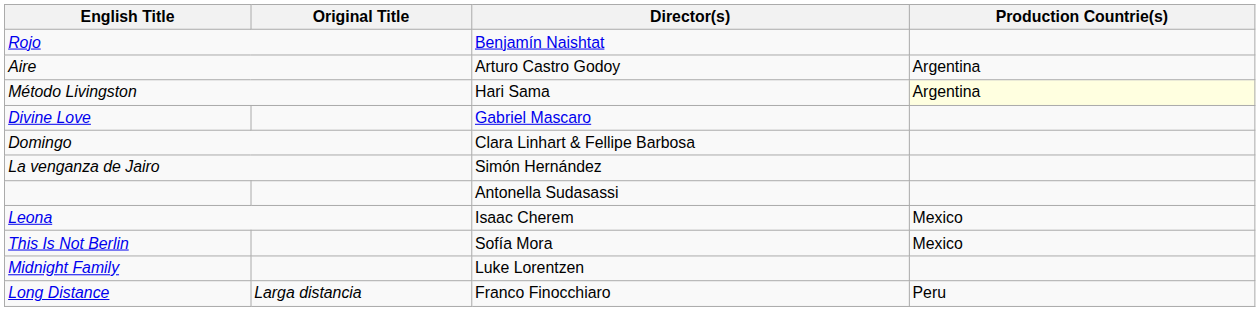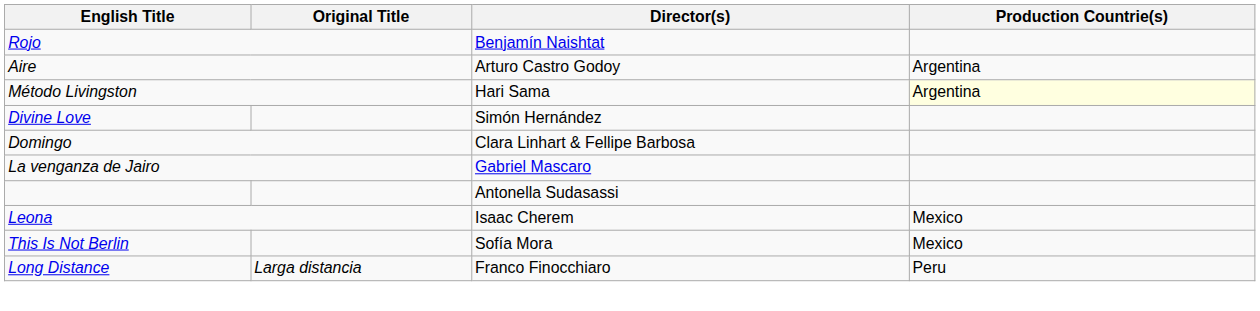(533, 117) Gabriel Mascaro -> (538, 117) Simón Hernández
(538, 167) Simón Hernández -> (533, 167) Gabriel Mascaro
- row: (64, 268)
